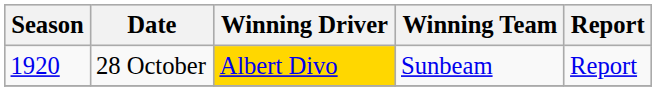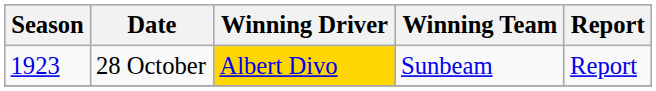(35, 65) 1920 -> (35, 65) 1923
